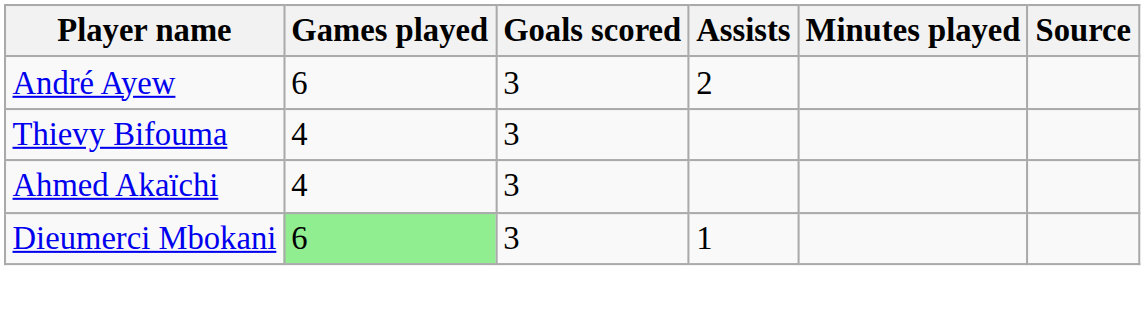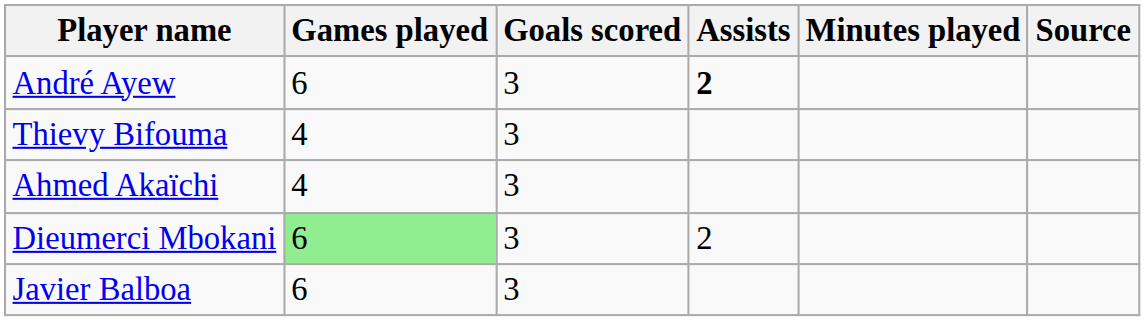(704, 82) normal -> (704, 82) bold
(704, 237) 1 -> (704, 237) 2
+ row: (102, 289)
